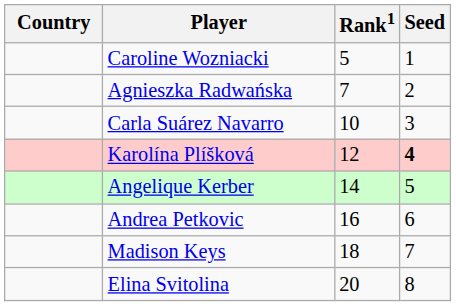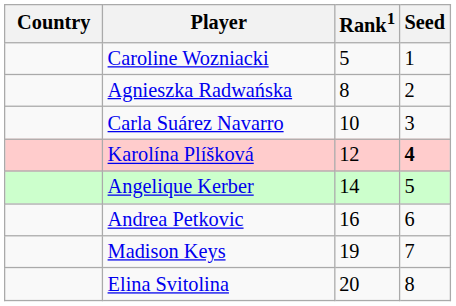(344, 90) 7 -> (344, 90) 8
(349, 251) 18 -> (349, 251) 19
